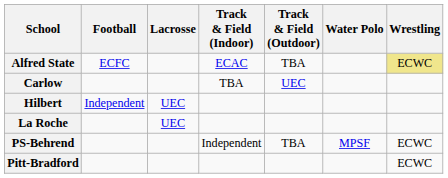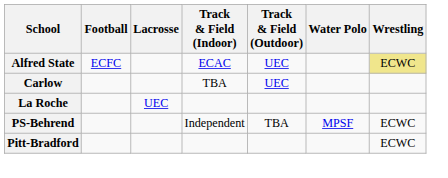(293, 63) TBA -> (277, 63) UEC
- row: (43, 103)
